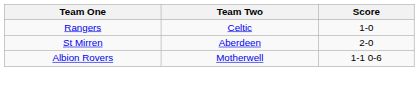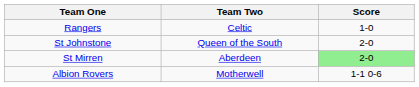+ row: (83, 43)
(366, 43) no background -> (366, 58) lightgreen background
